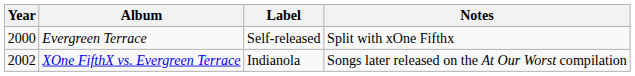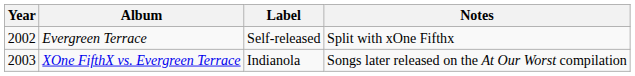(22, 37) 2000 -> (22, 37) 2002
(22, 60) 2002 -> (22, 60) 2003
